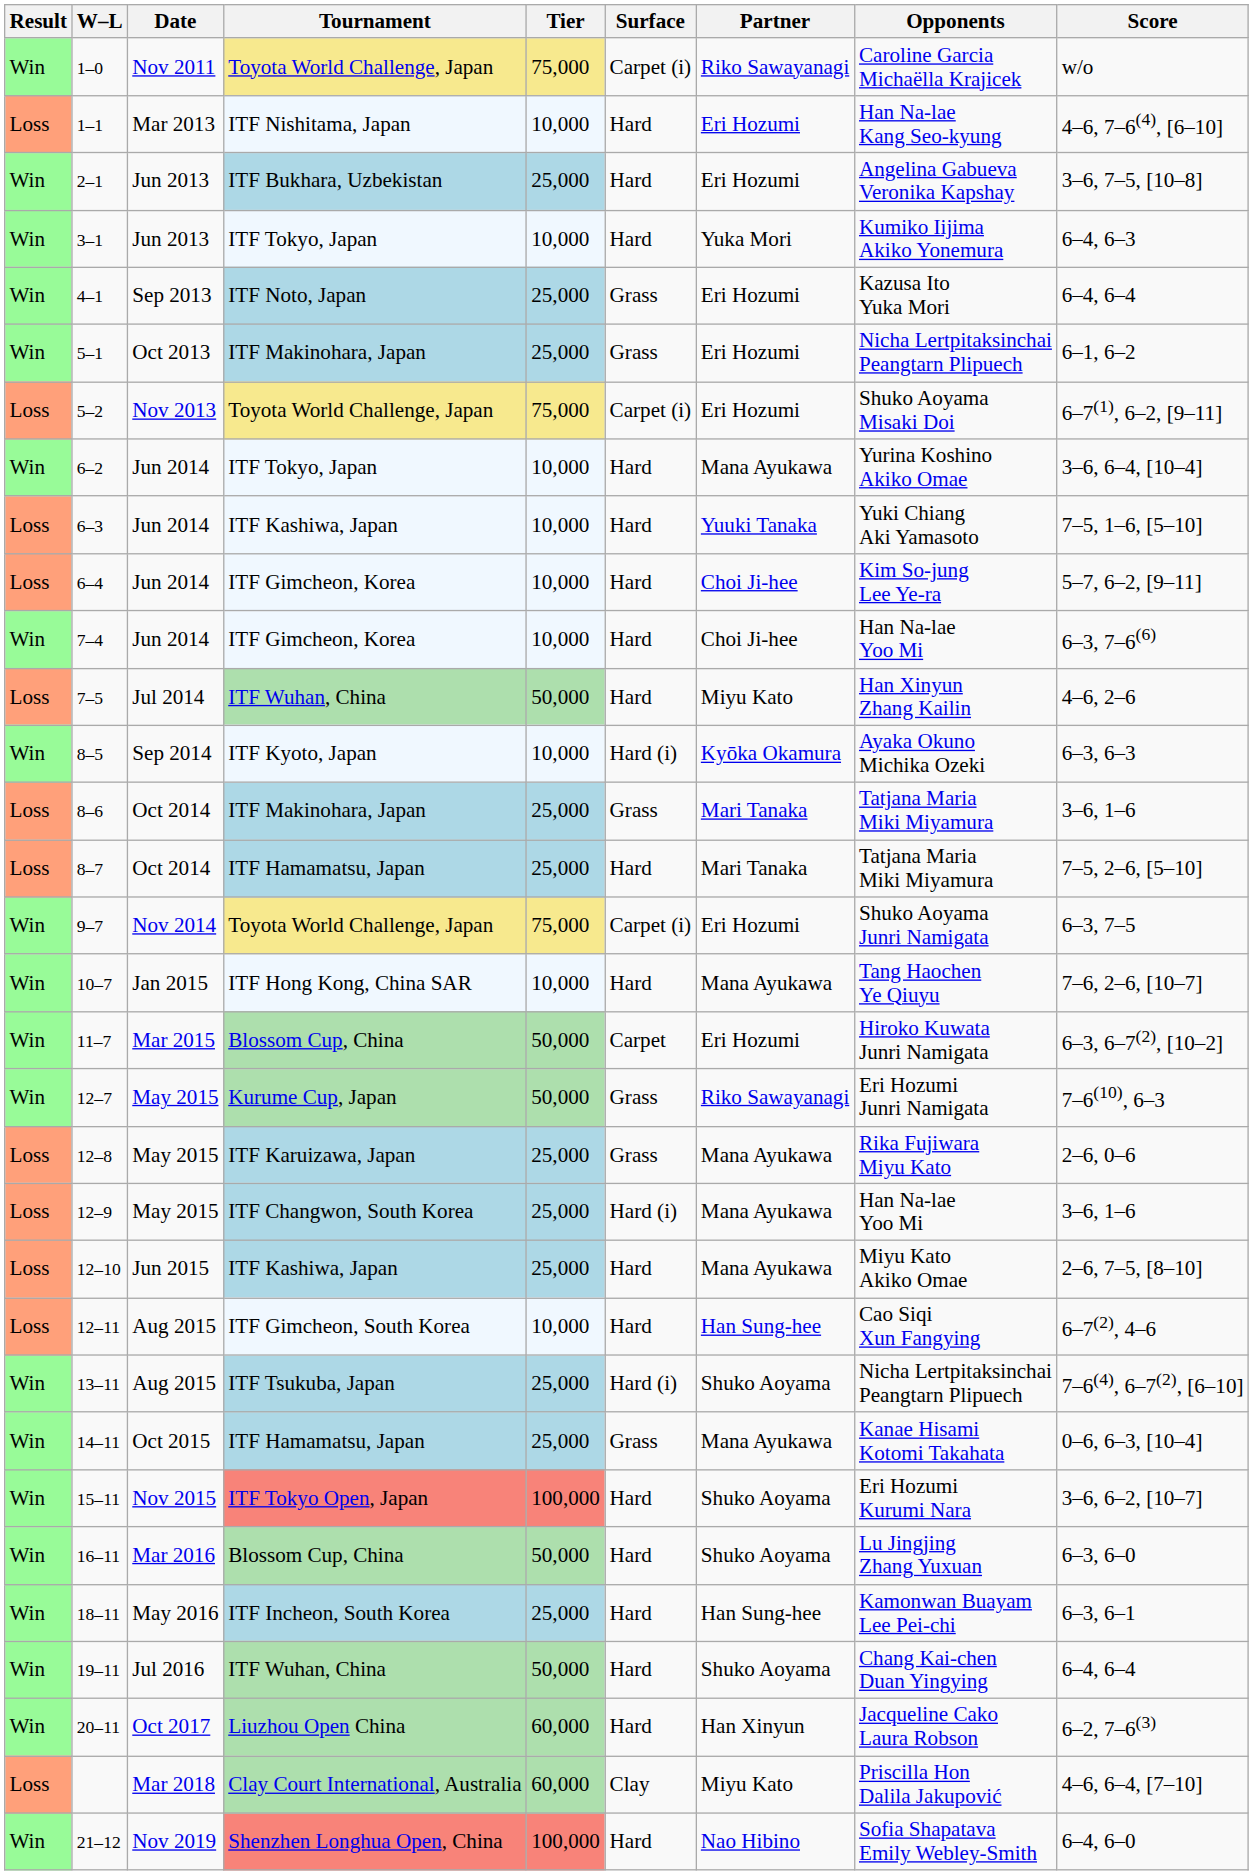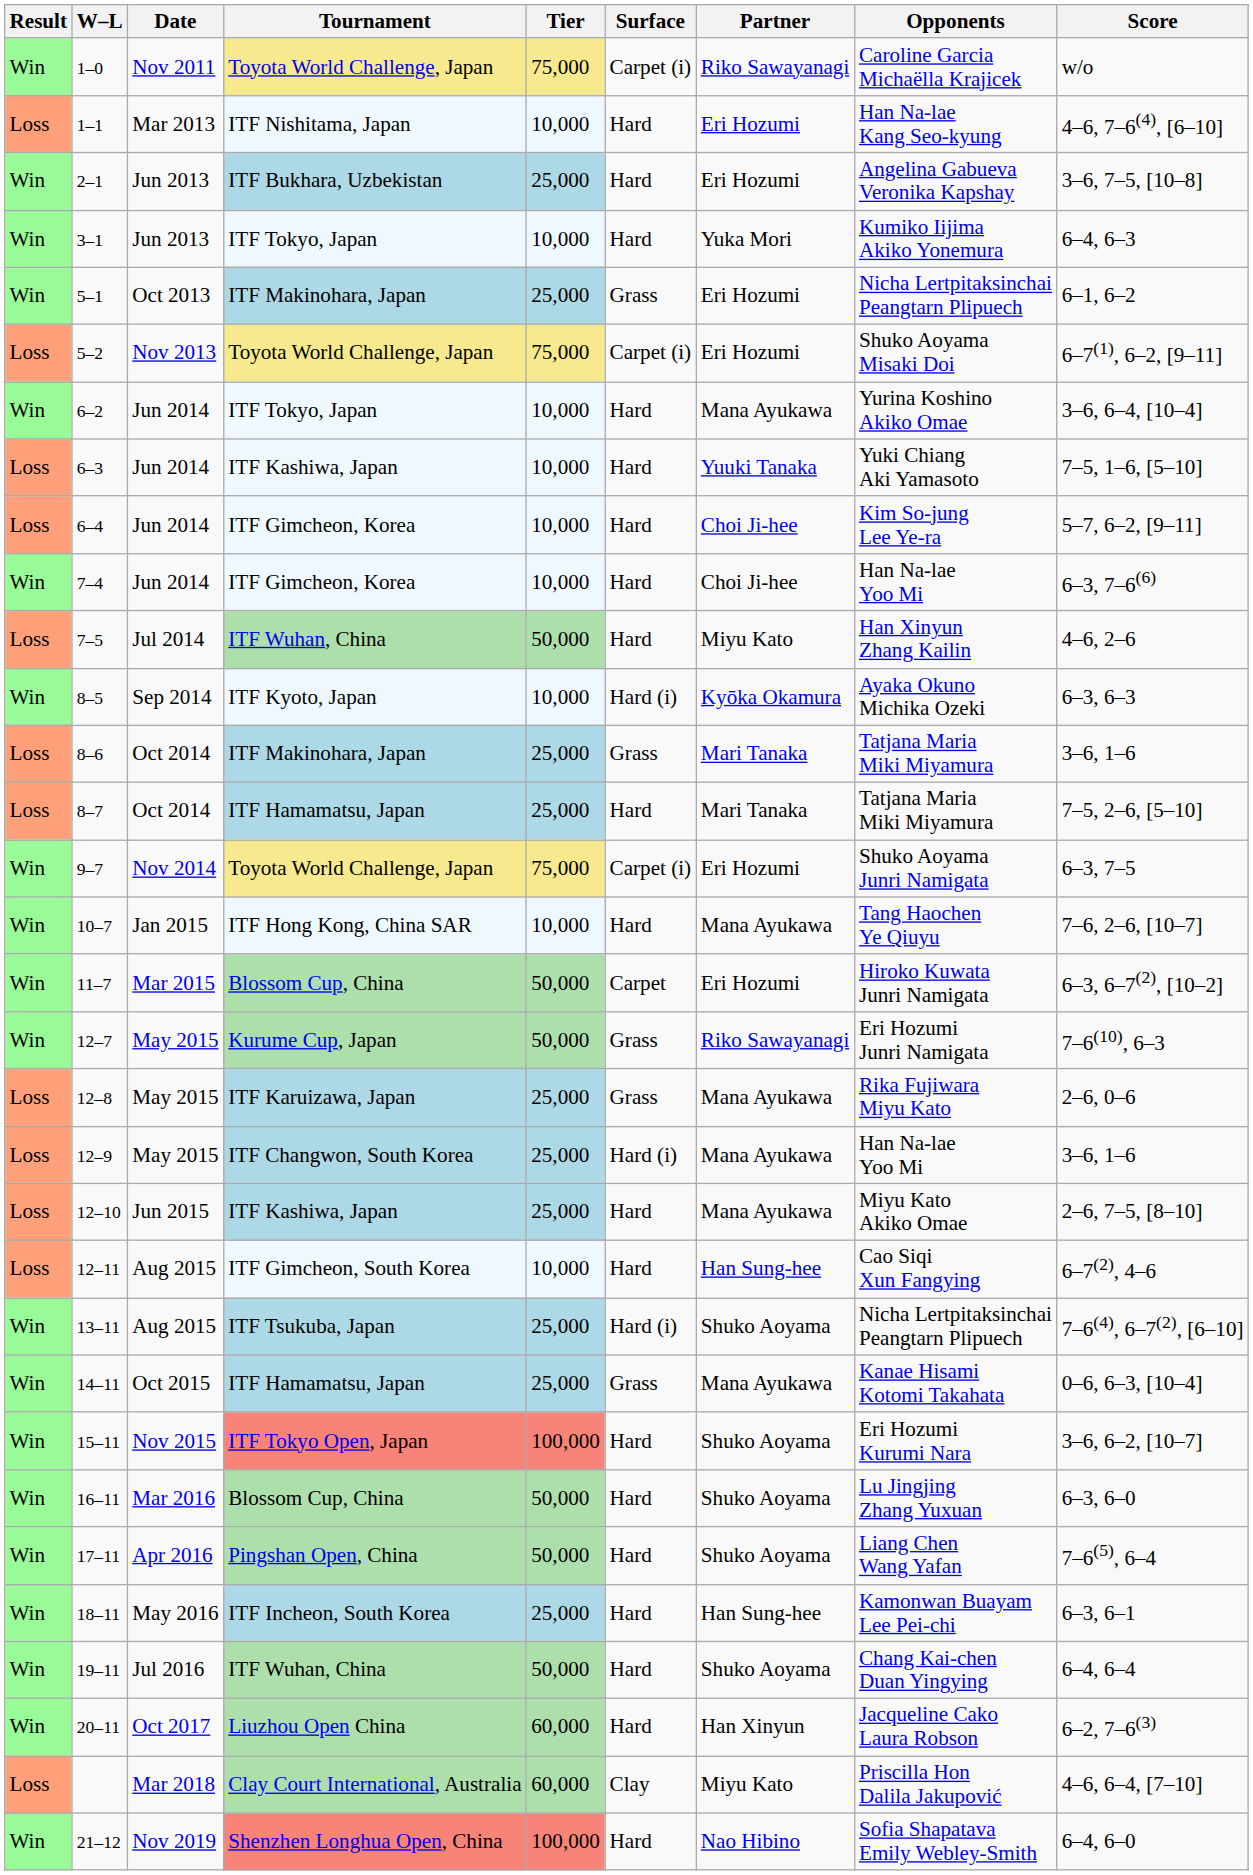- row: (90, 296)
+ row: (98, 1556)
